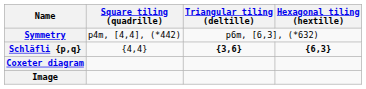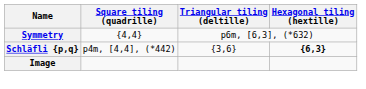(134, 35) p4m, [4,4], (*442) -> (129, 35) {4,4}
(134, 49) {4,4} -> (129, 49) p4m, [4,4], (*442)
(229, 49) bold -> (224, 49) normal
- row: (45, 63)
